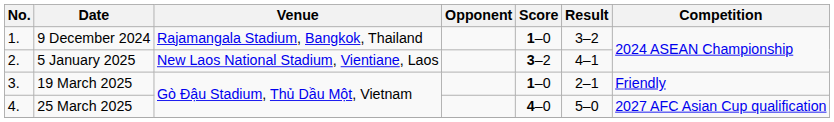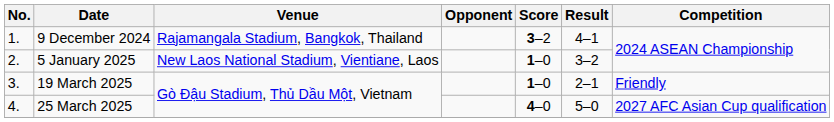(539, 38) 1–0 -> (539, 38) 3–2
(587, 38) 3–2 -> (587, 38) 4–1
(539, 60) 3–2 -> (539, 60) 1–0
(587, 60) 4–1 -> (587, 60) 3–2
